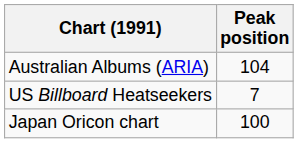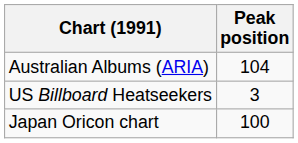(255, 94) 7 -> (255, 94) 3
